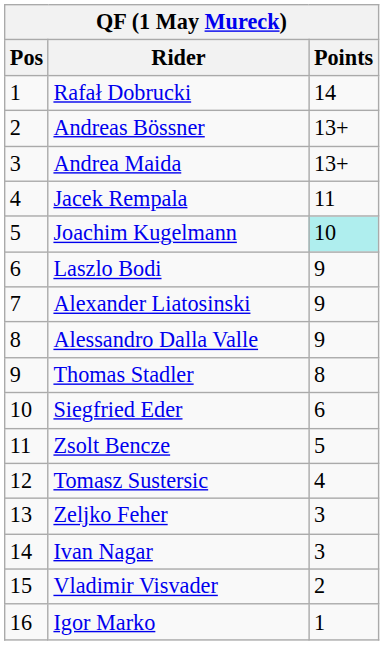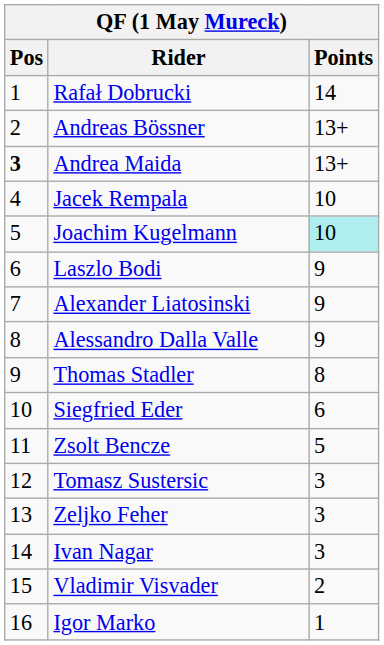(15, 163) normal -> (15, 163) bold
(325, 198) 11 -> (325, 198) 10
(319, 480) 4 -> (319, 480) 3
